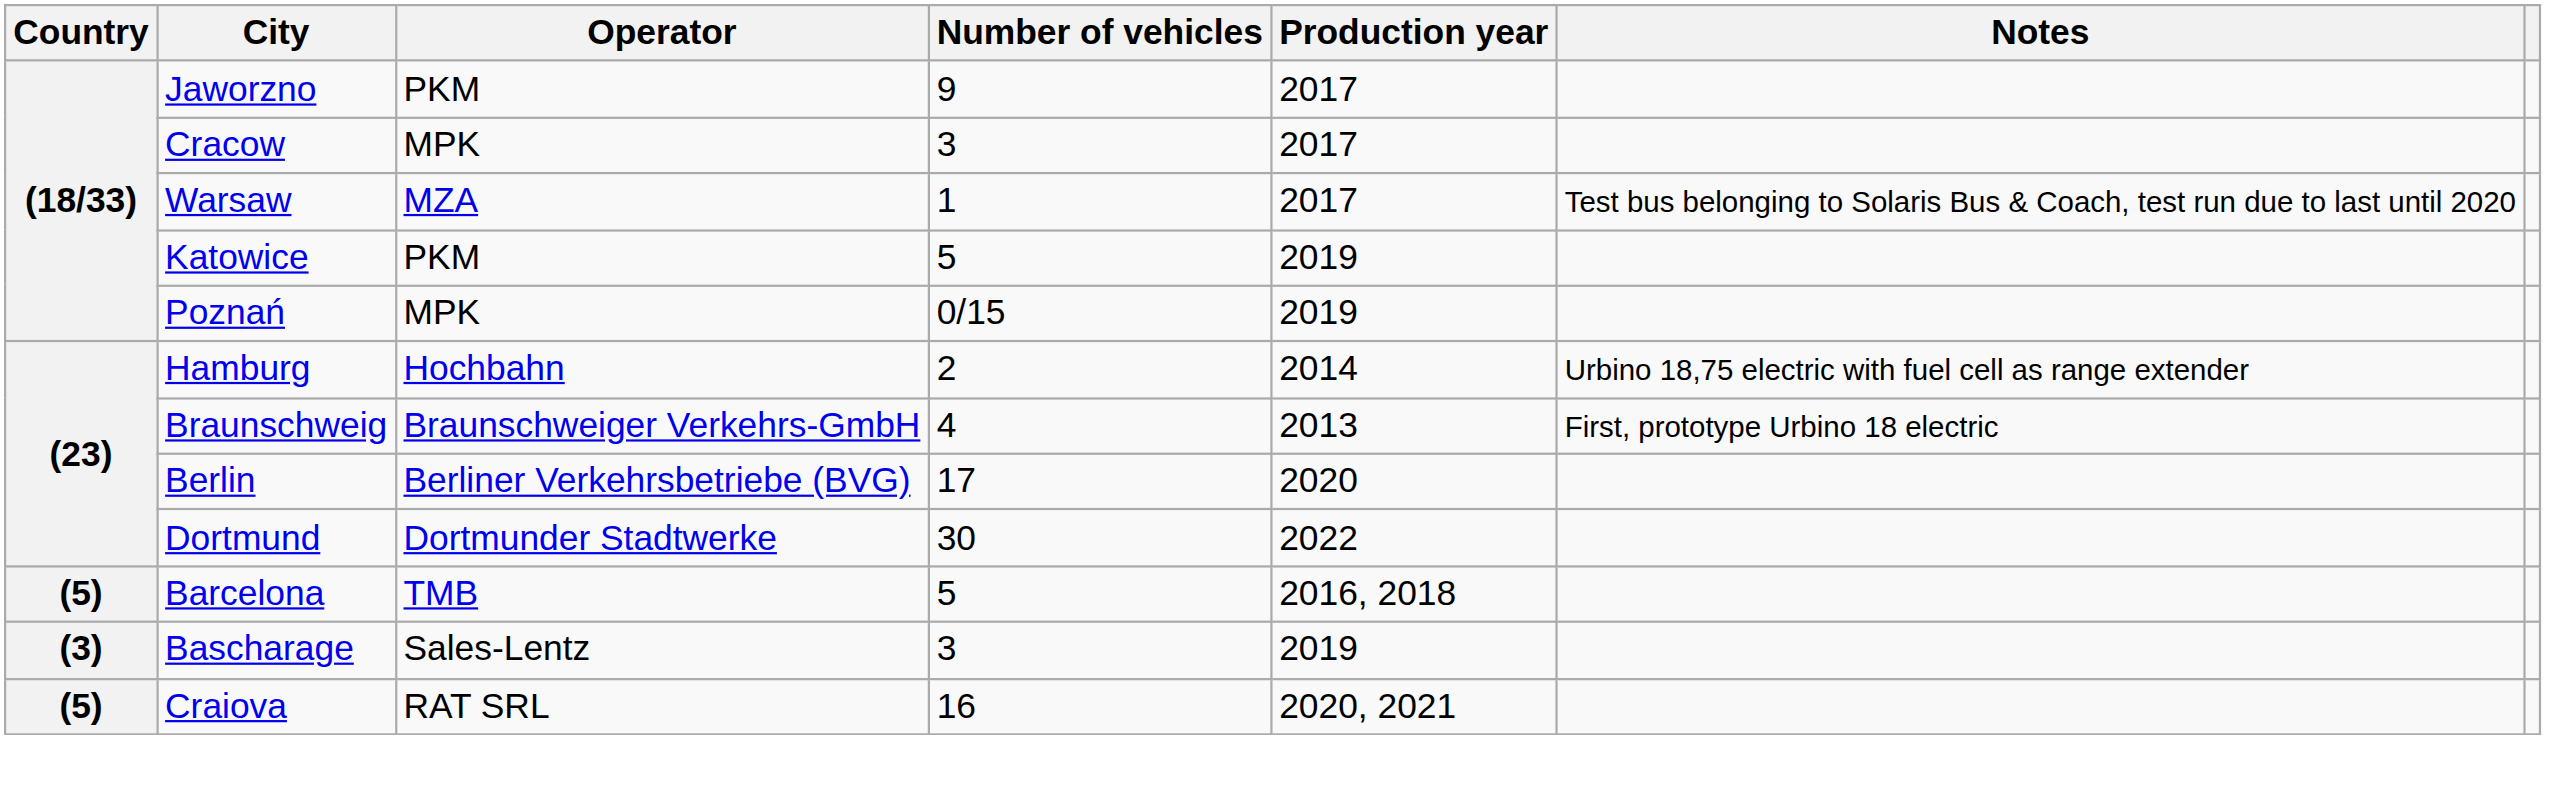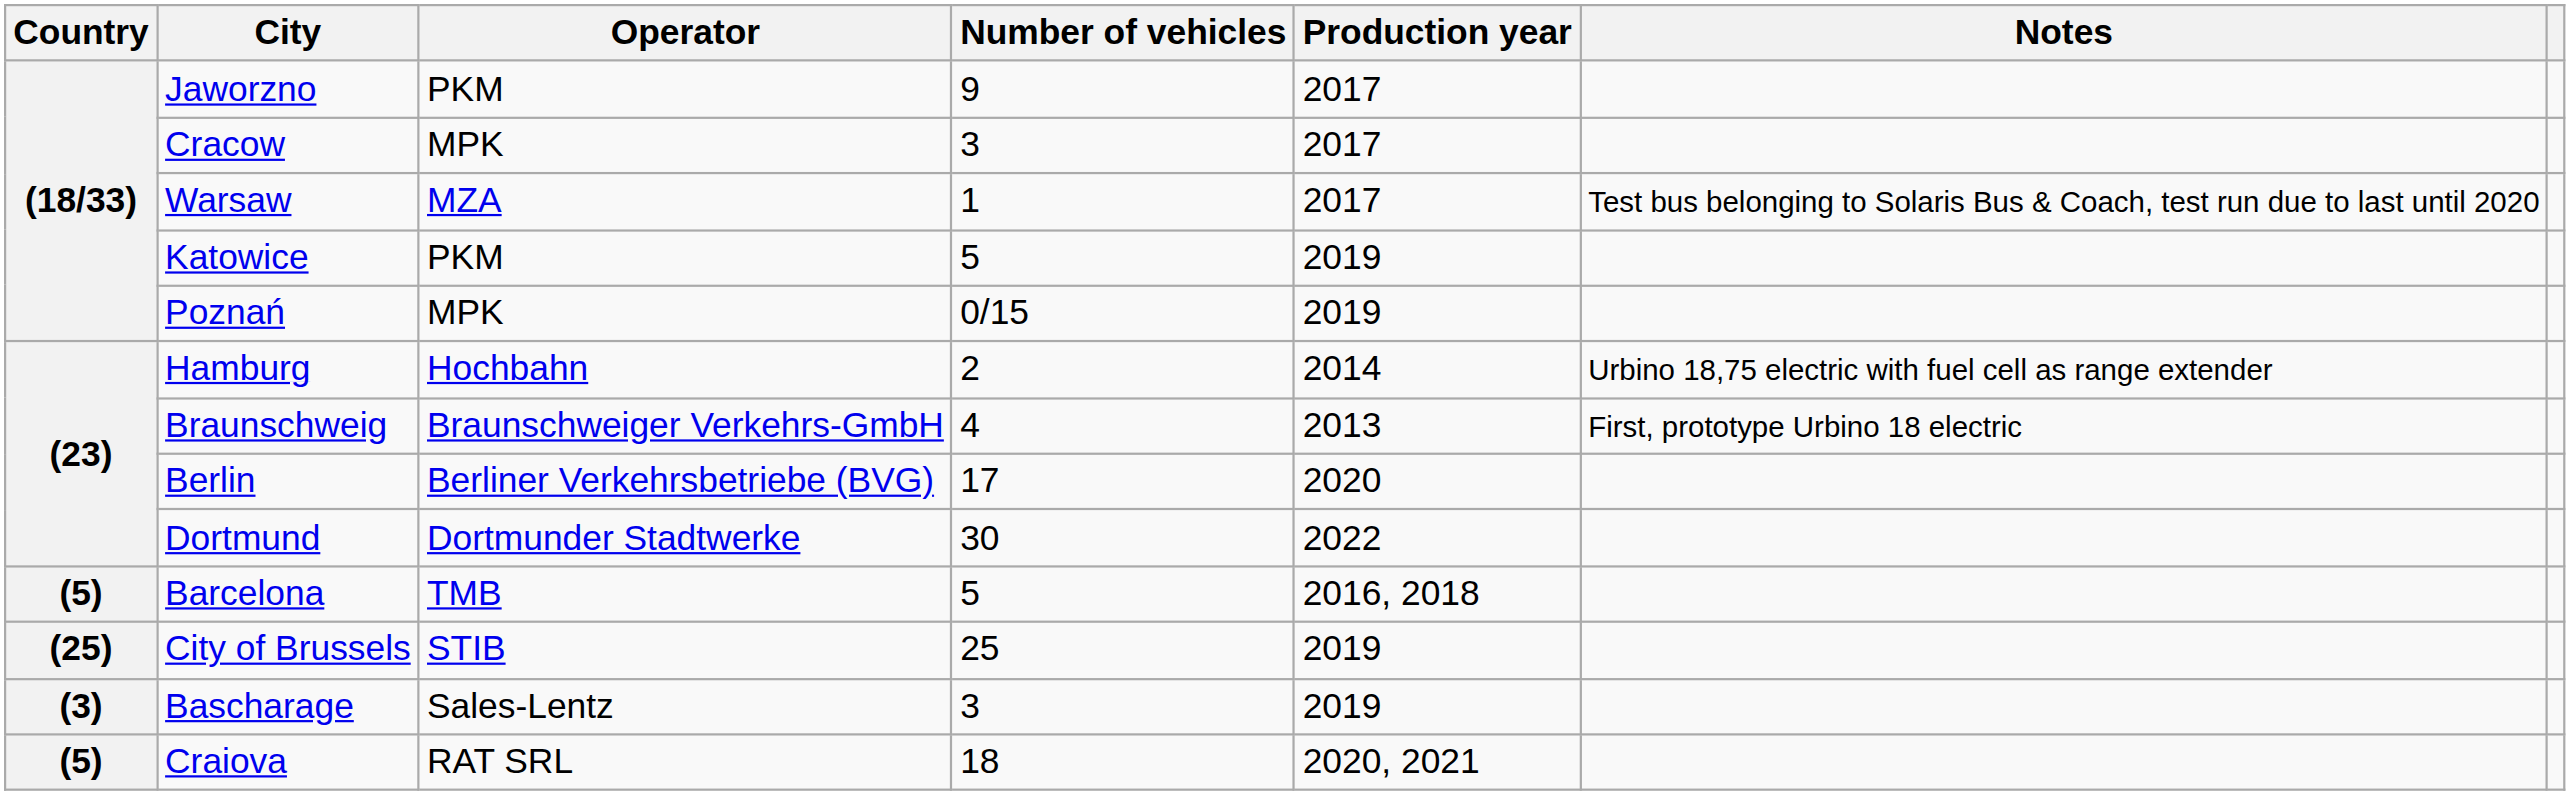+ row: (288, 649)
(956, 705) 16 -> (980, 761) 18
